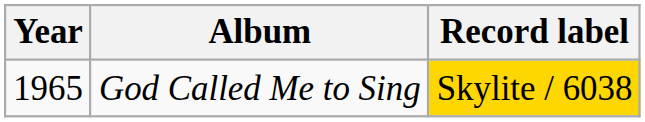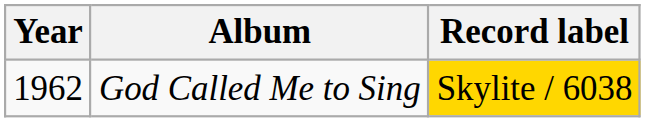(48, 87) 1965 -> (48, 87) 1962
